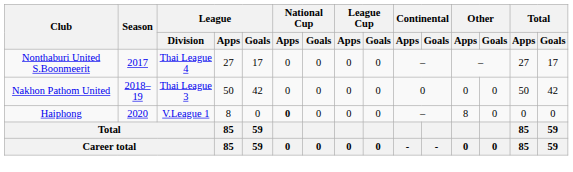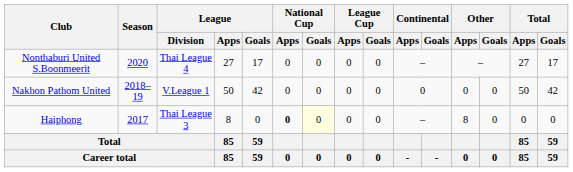(138, 63) 2017 -> (138, 63) 2020
(186, 91) Thai League 3 -> (186, 91) V.League 1
(138, 113) 2020 -> (138, 119) 2017
(186, 113) V.League 1 -> (186, 119) Thai League 3
(319, 113) no background -> (319, 119) lightyellow background
